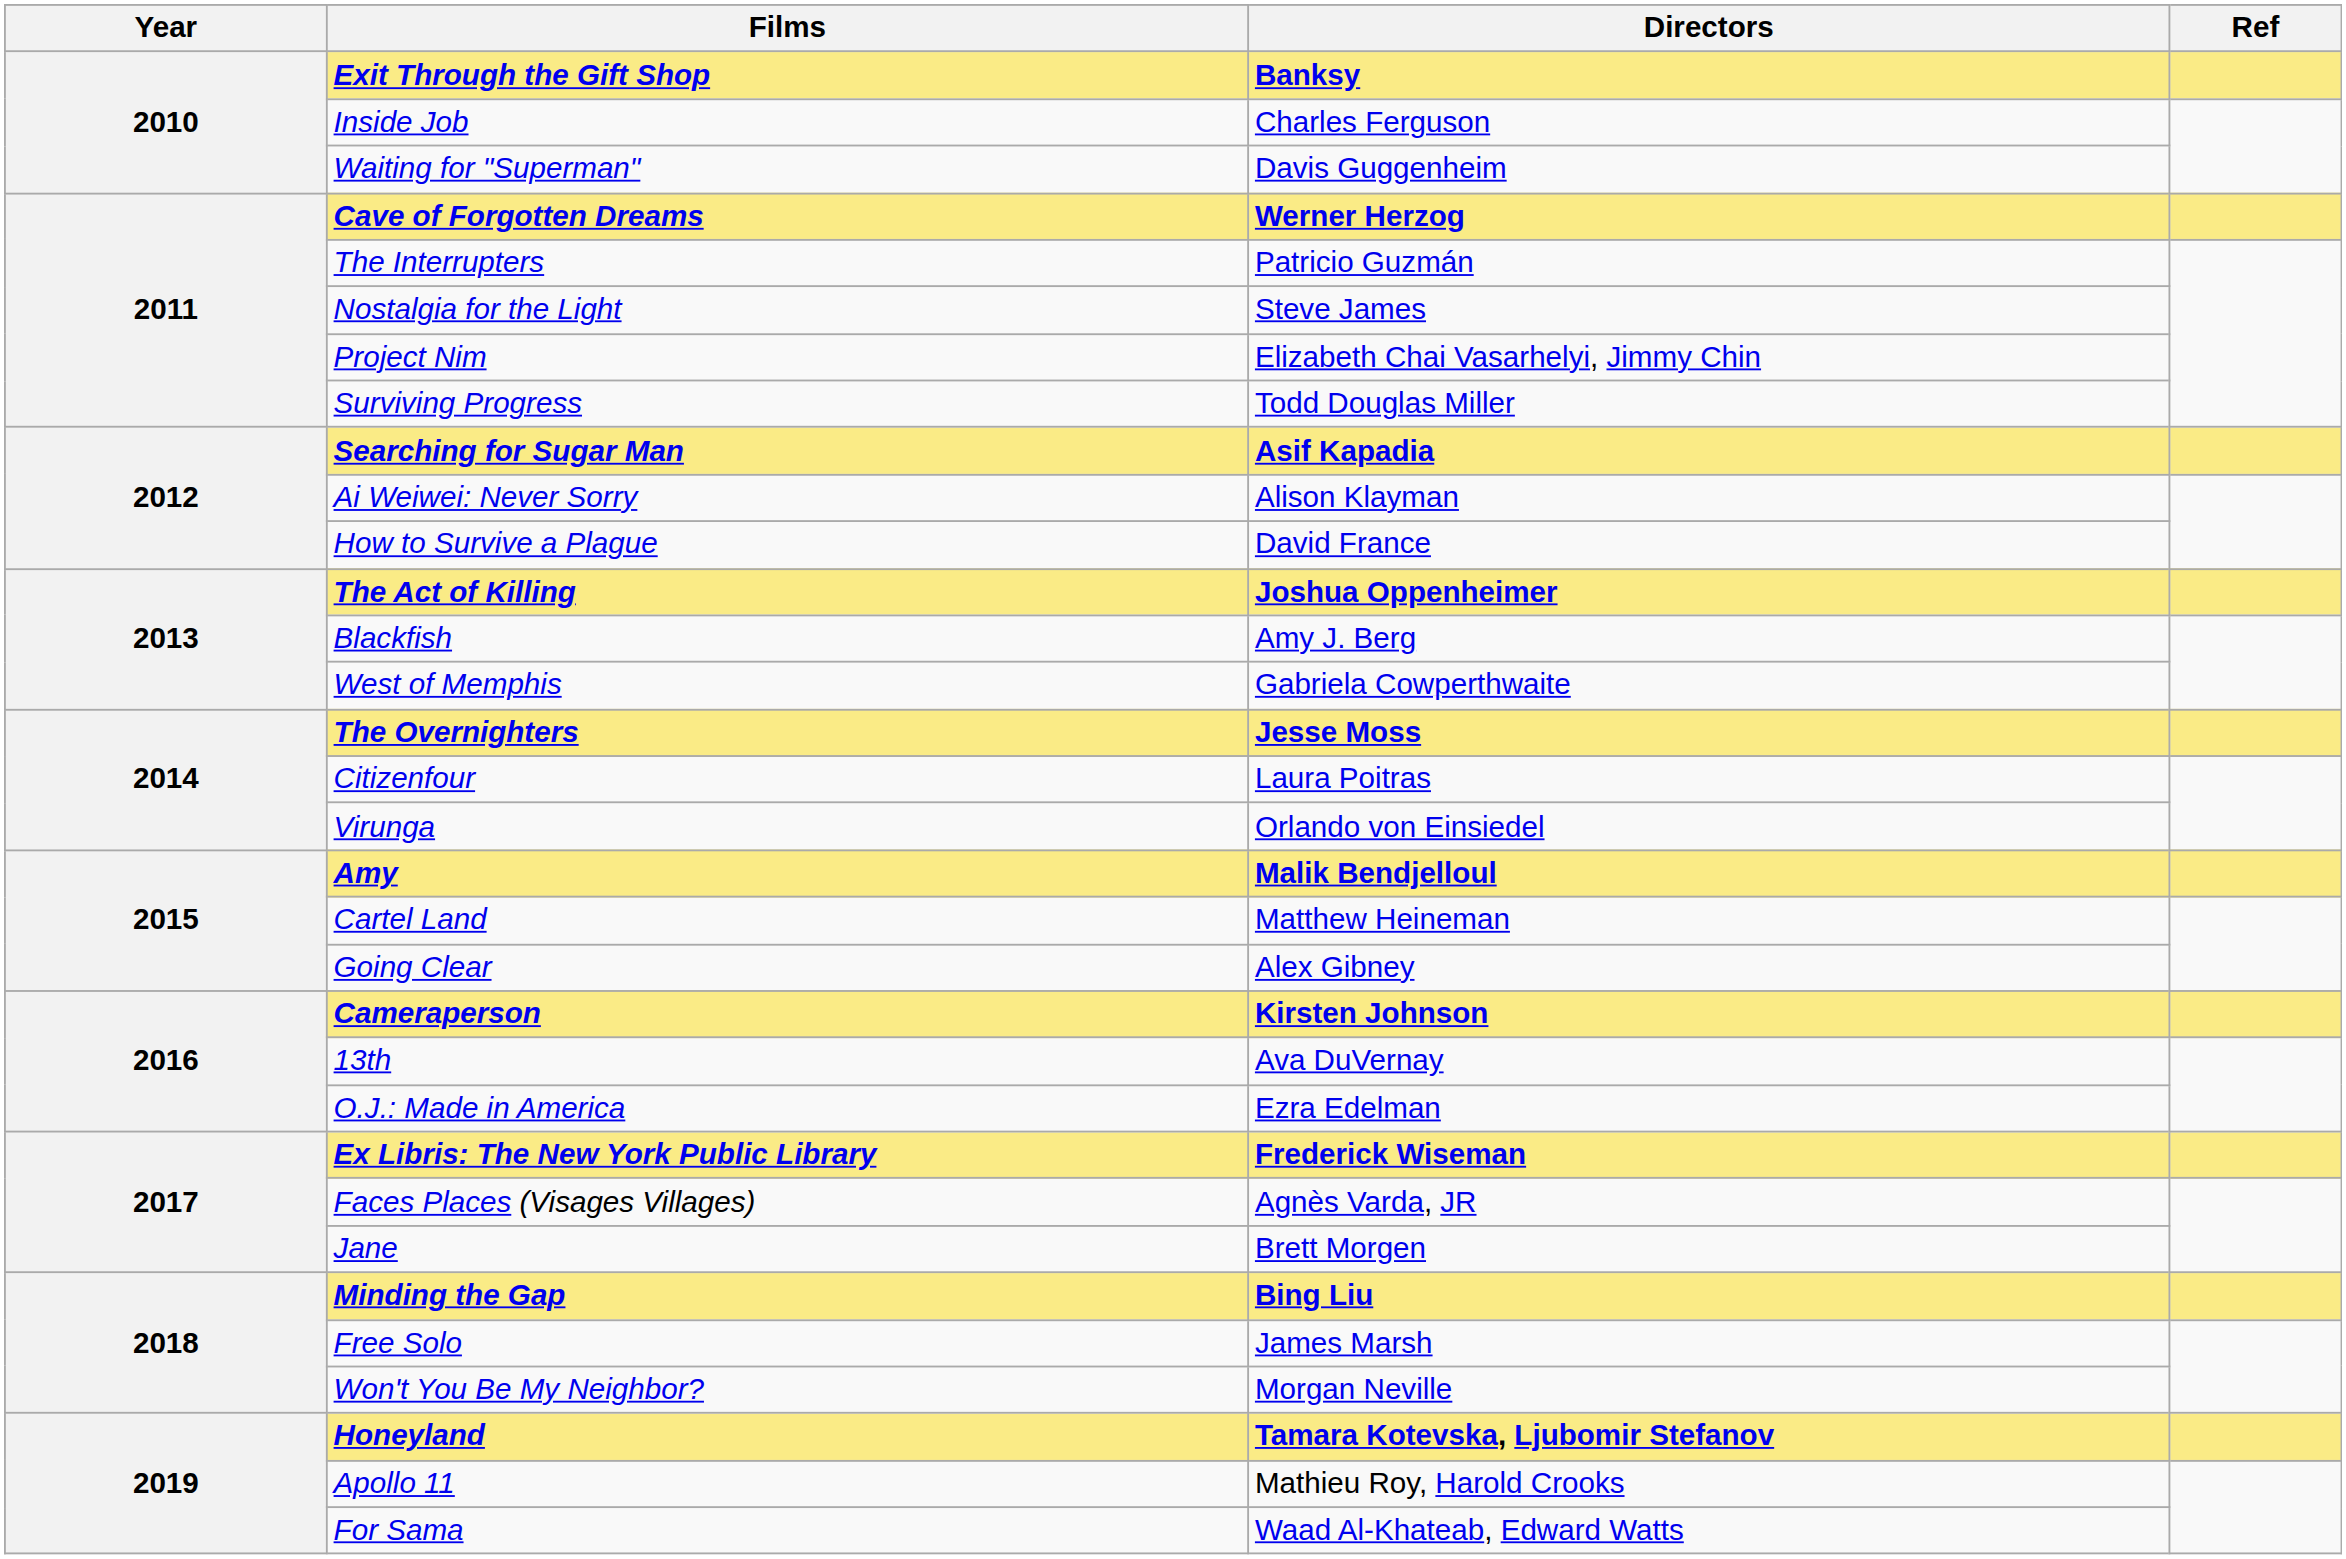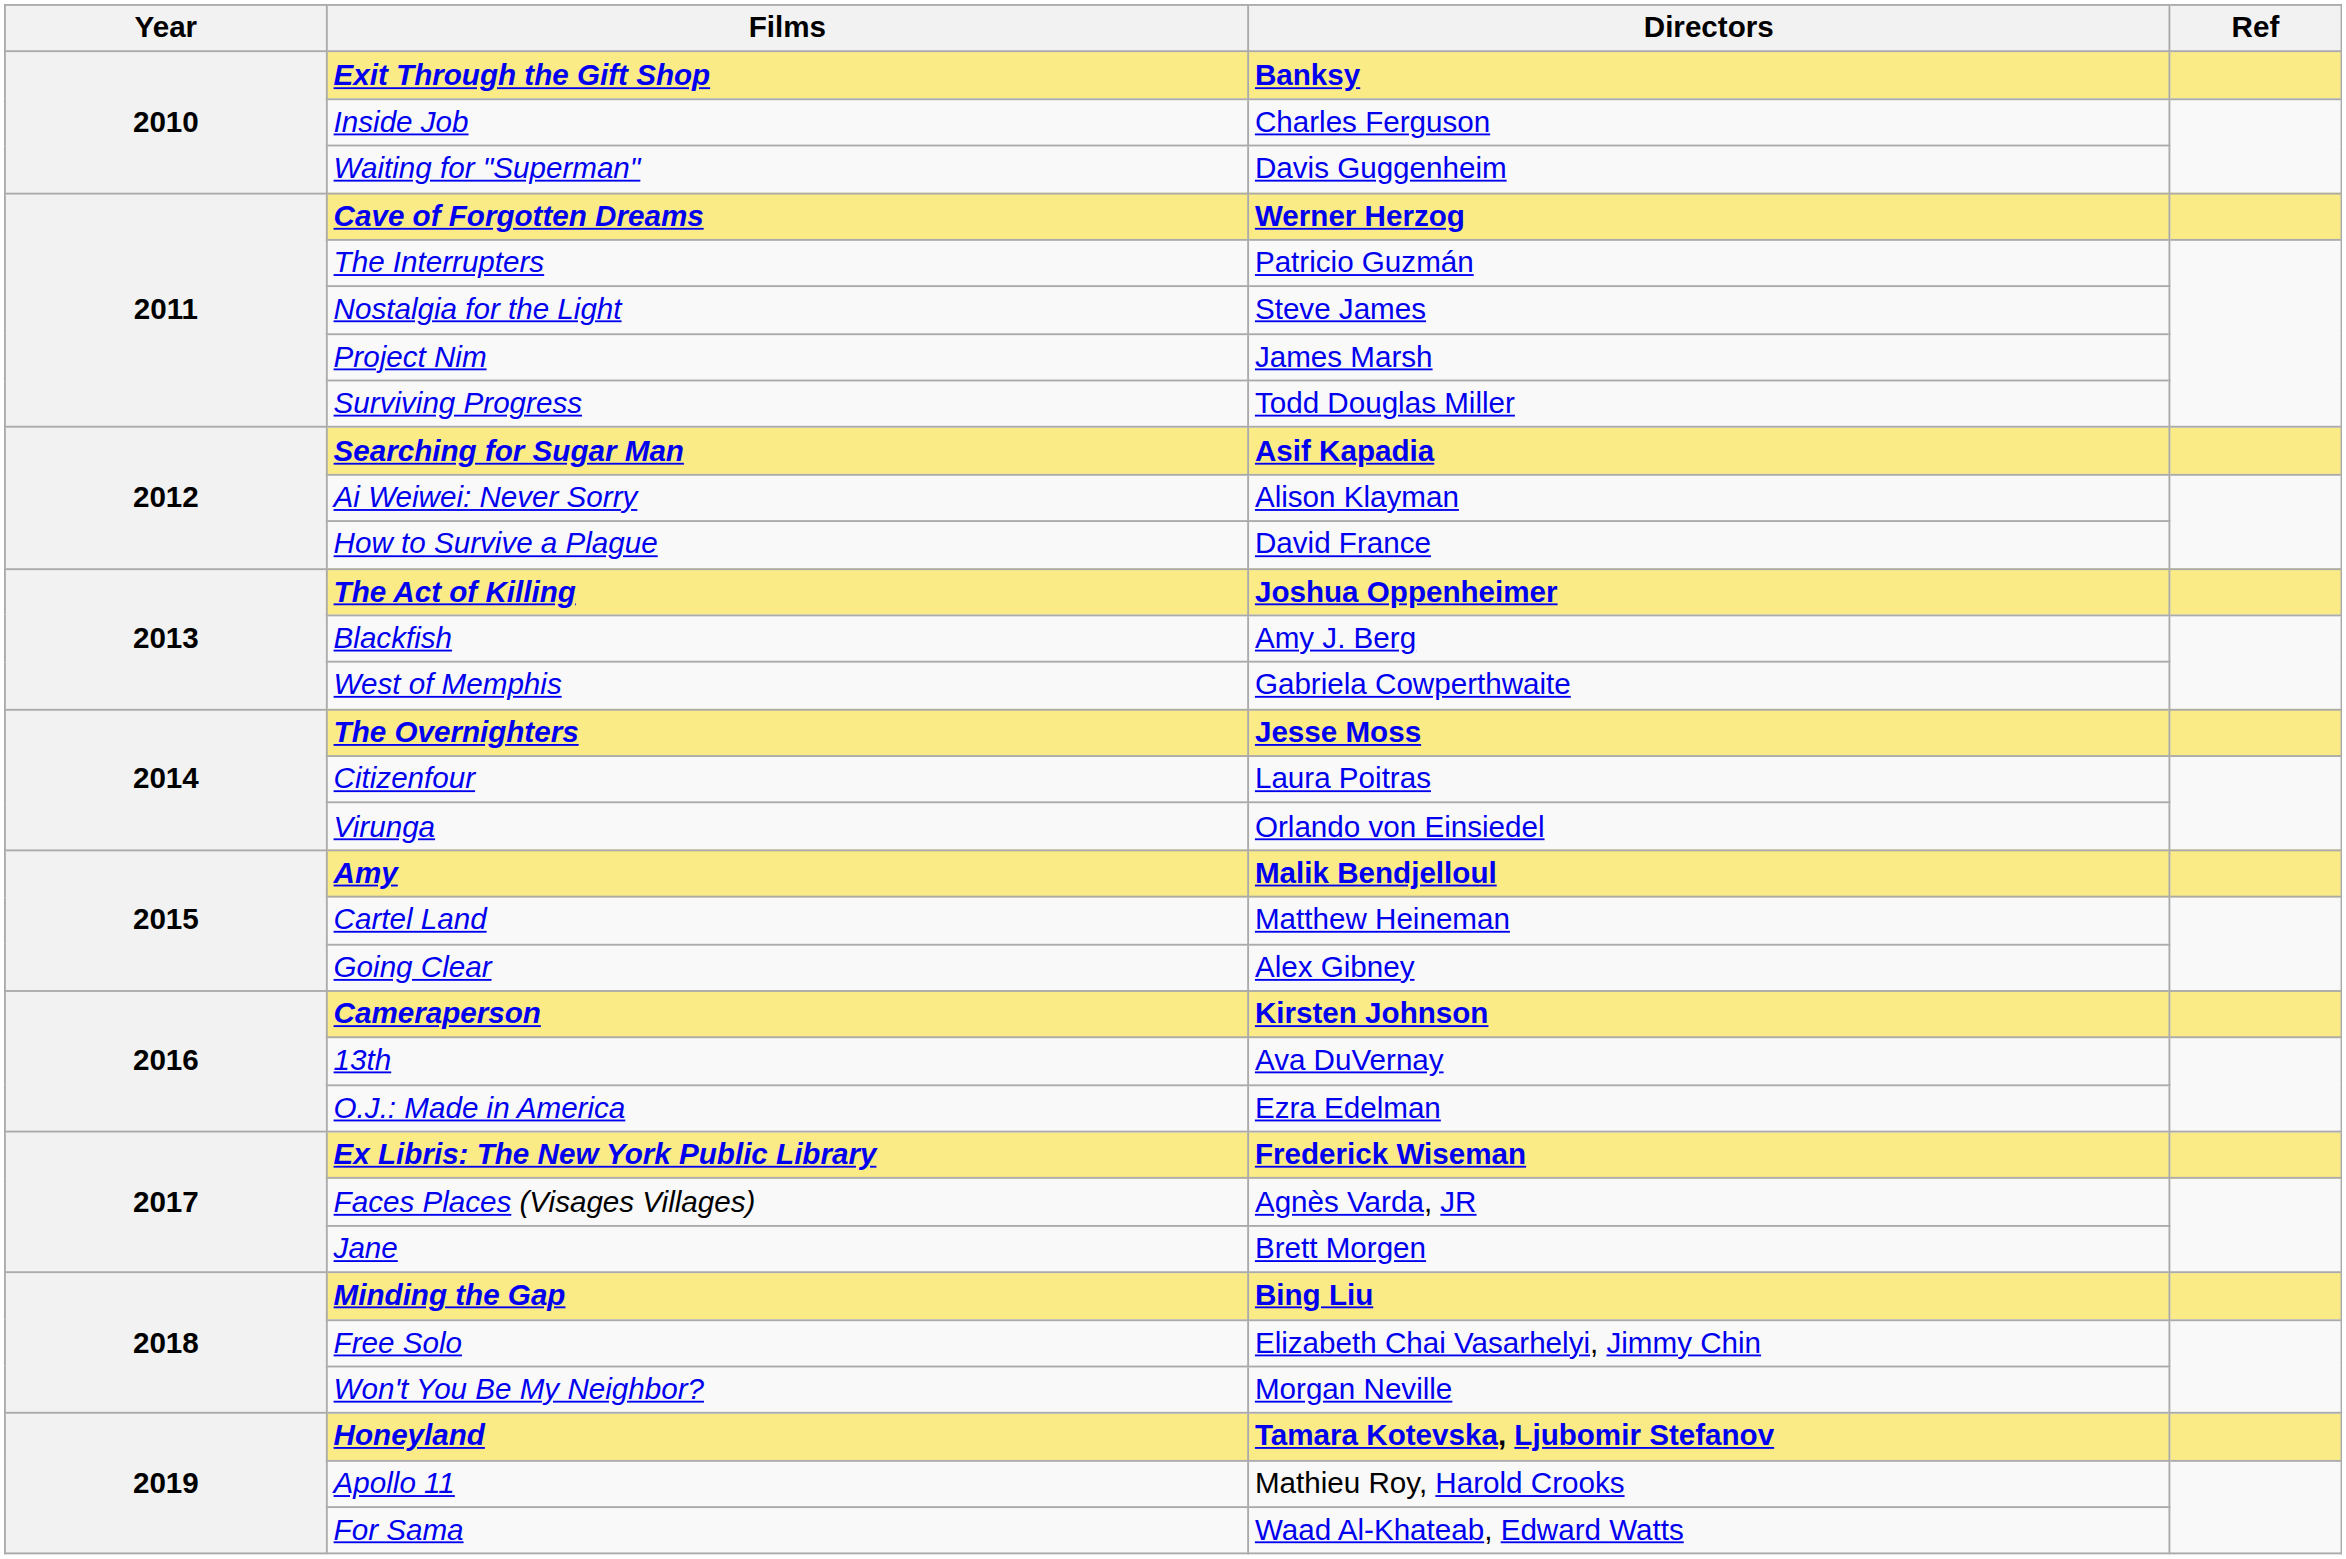(1508, 356) Elizabeth Chai Vasarhelyi, Jimmy Chin -> (1344, 356) James Marsh
(1344, 1342) James Marsh -> (1508, 1342) Elizabeth Chai Vasarhelyi, Jimmy Chin
